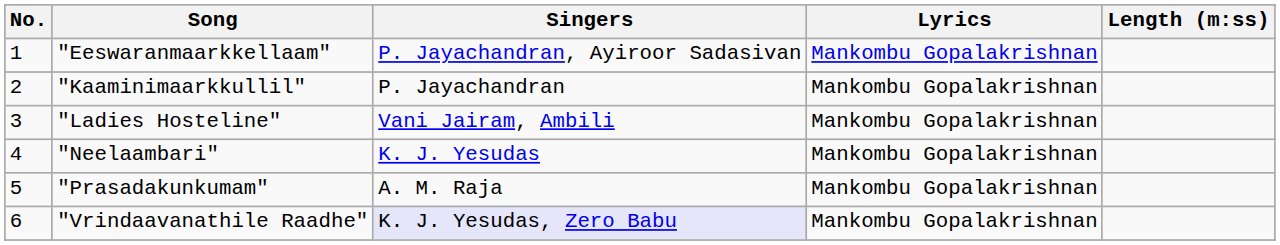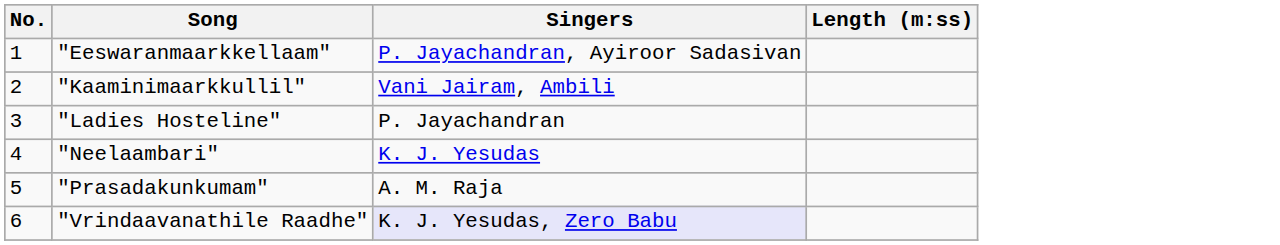- column: (954, 22)
(472, 89) P. Jayachandran -> (496, 89) Vani Jairam, Ambili
(496, 122) Vani Jairam, Ambili -> (472, 122) P. Jayachandran
